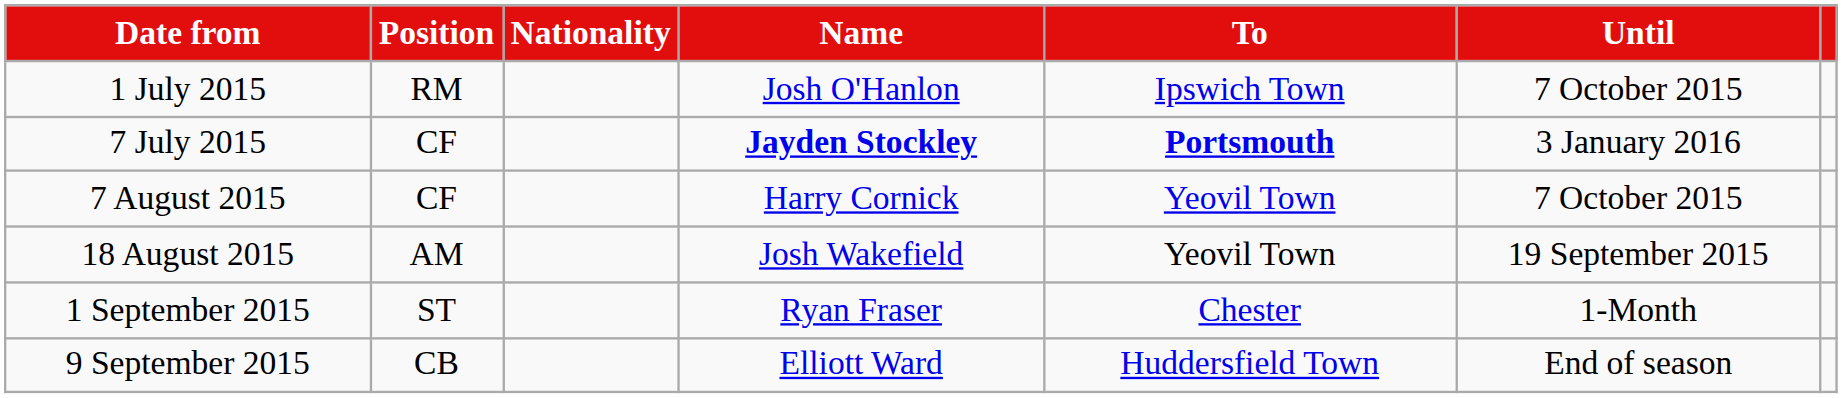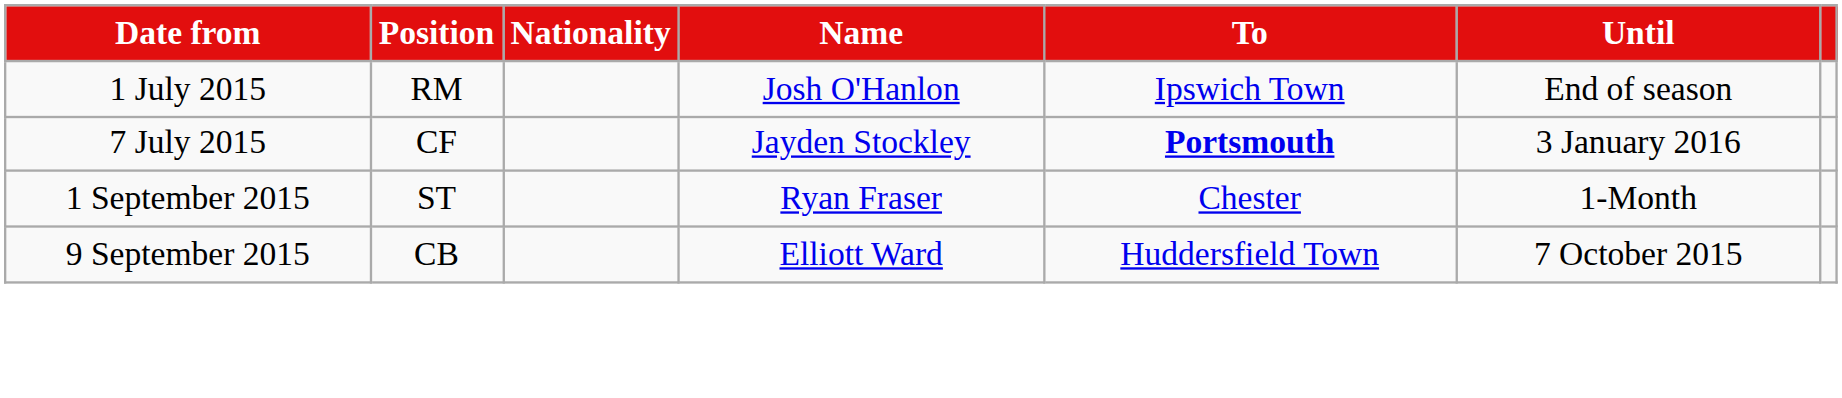(1638, 87) 7 October 2015 -> (1638, 87) End of season
(861, 143) bold -> (861, 143) normal
- row: (188, 198)
- row: (188, 253)
(1638, 364) End of season -> (1638, 253) 7 October 2015
